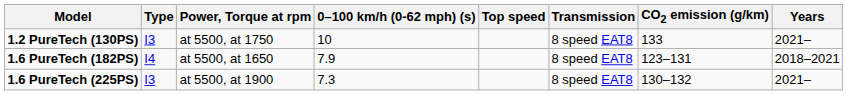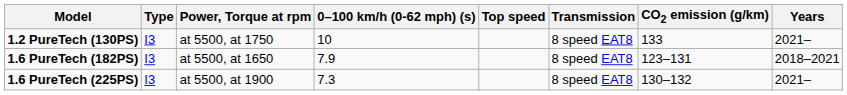(150, 60) I4 -> (150, 60) I3
